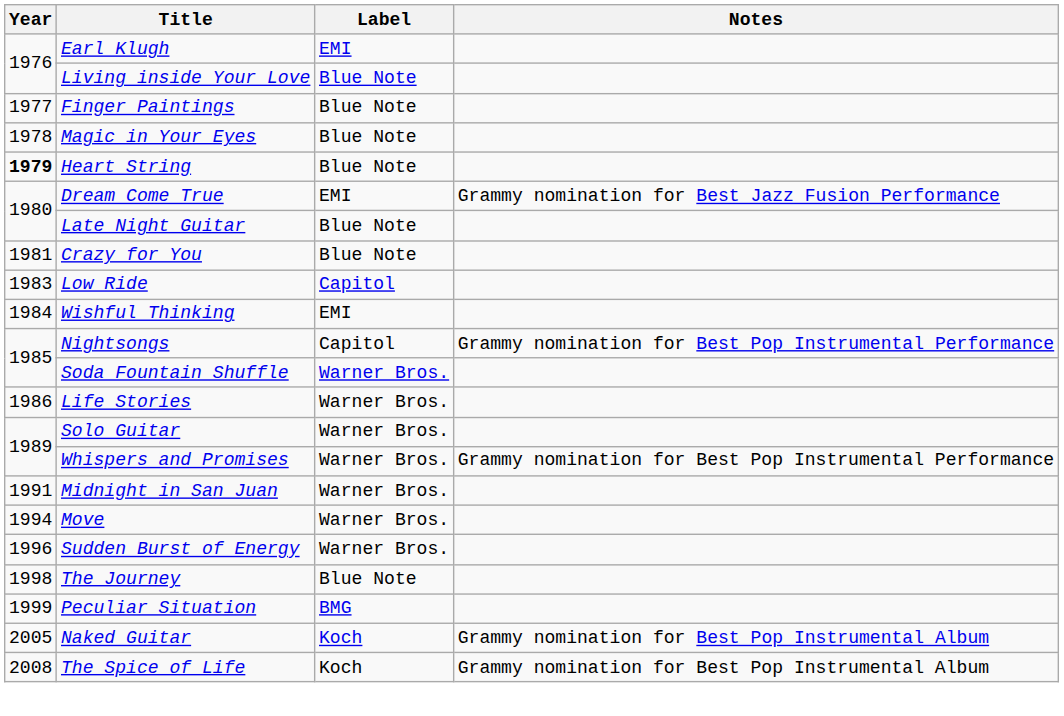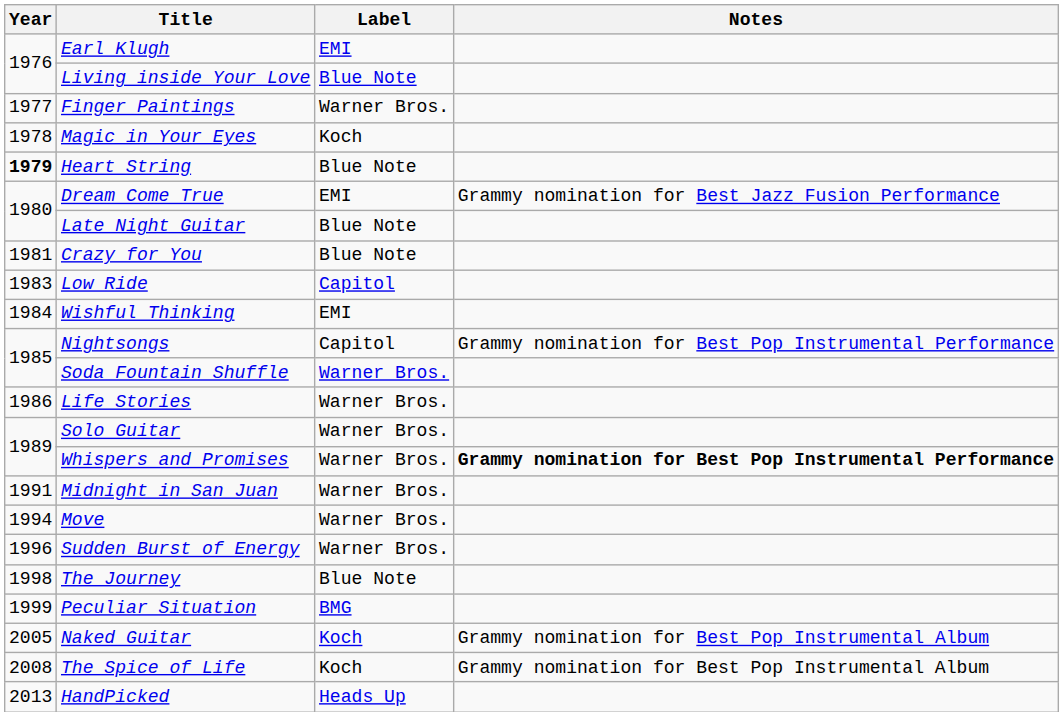(368, 108) Blue Note -> (384, 108) Warner Bros.
(368, 137) Blue Note -> (341, 137) Koch
(756, 461) normal -> (756, 461) bold
+ row: (115, 697)
